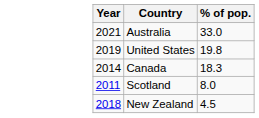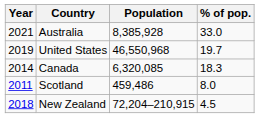+ column: (154, 14)
(211, 50) 19.8 -> (211, 50) 19.7
